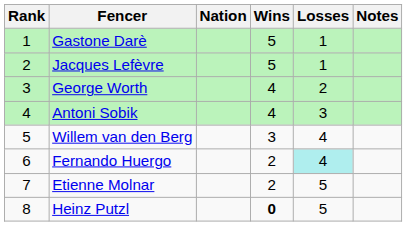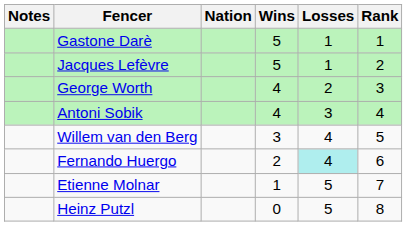columns swapped: (27, 16) <-> (377, 16)
(272, 185) 2 -> (277, 185) 1
(272, 209) bold -> (277, 209) normal
